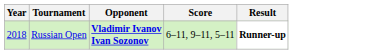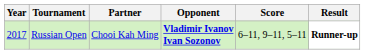+ column: (125, 13)
(17, 35) 2018 -> (17, 35) 2017
